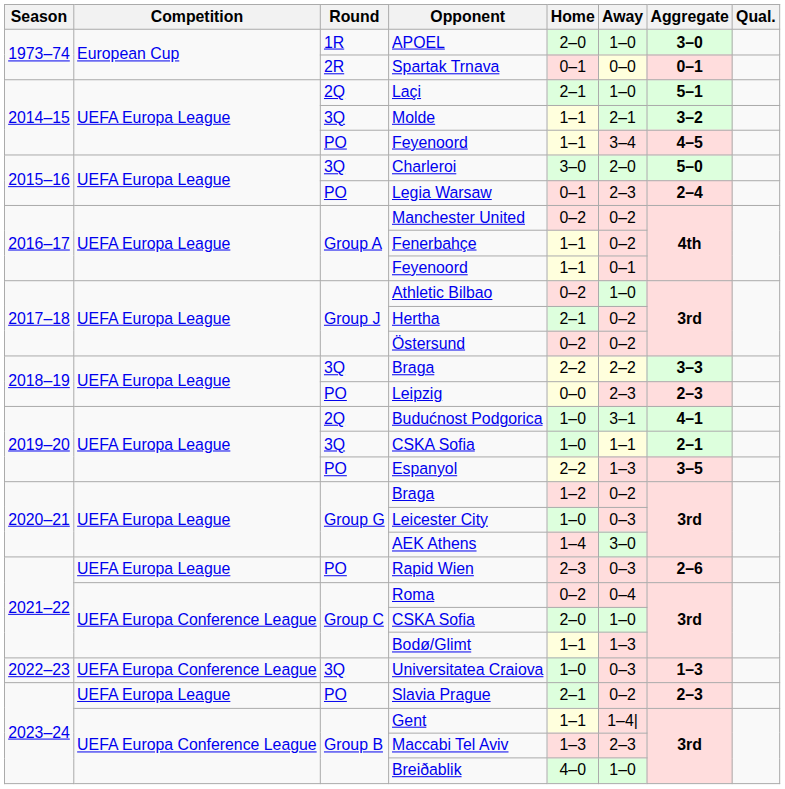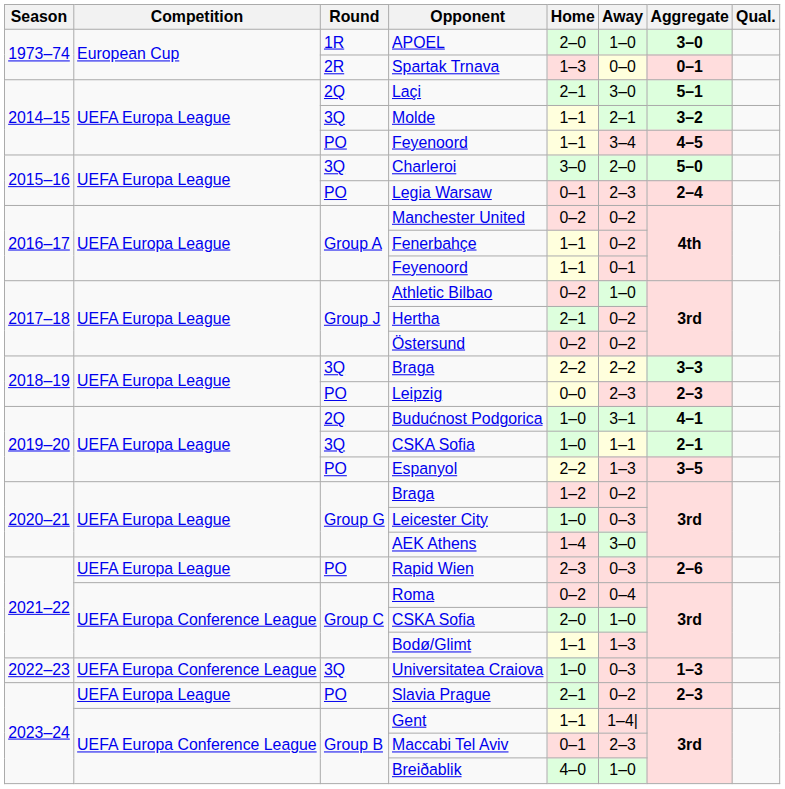(573, 67) 0–1 -> (573, 67) 1–3
(623, 92) 1–0 -> (623, 92) 3–0
(573, 745) 1–3 -> (573, 745) 0–1
